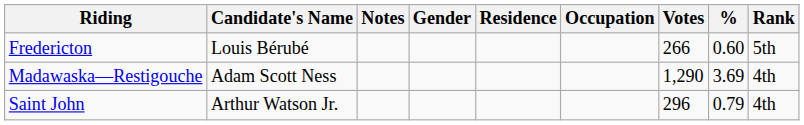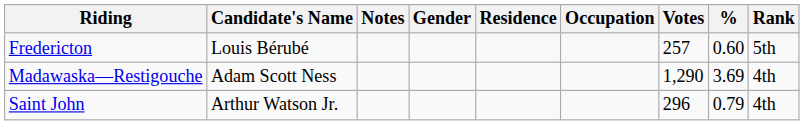(676, 47) 266 -> (676, 47) 257
